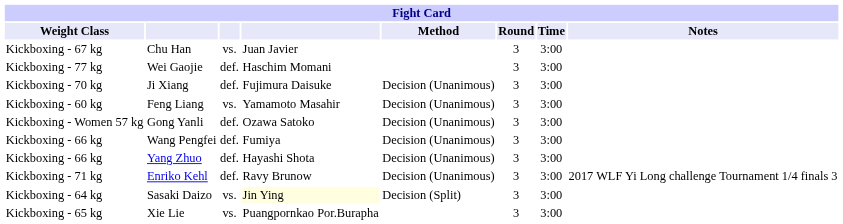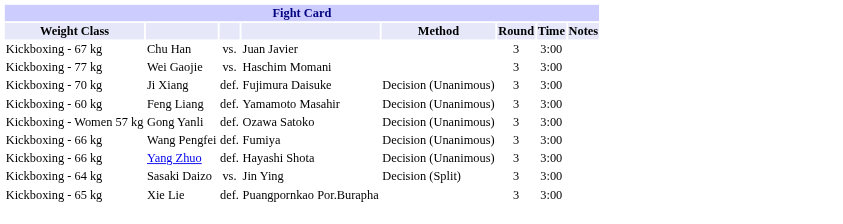(229, 67) def. -> (229, 67) vs.
(229, 104) vs. -> (229, 104) def.
- row: (177, 176)
(263, 195) lightyellow background -> (263, 176) no background
(229, 213) vs. -> (229, 195) def.
